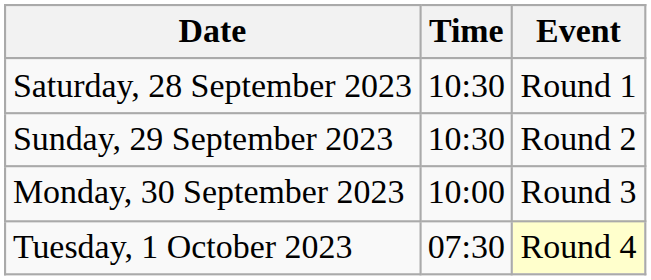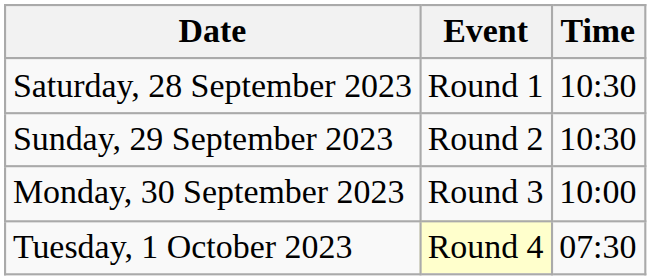columns swapped: (466, 31) <-> (578, 31)
